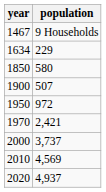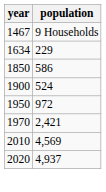(44, 68) 580 -> (44, 68) 586
(44, 86) 507 -> (44, 86) 524
- row: (19, 141)
